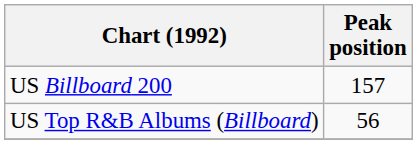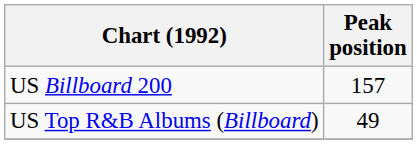(368, 120) 56 -> (368, 120) 49
